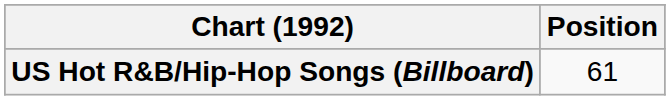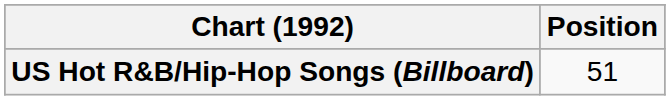(602, 71) 61 -> (602, 71) 51
